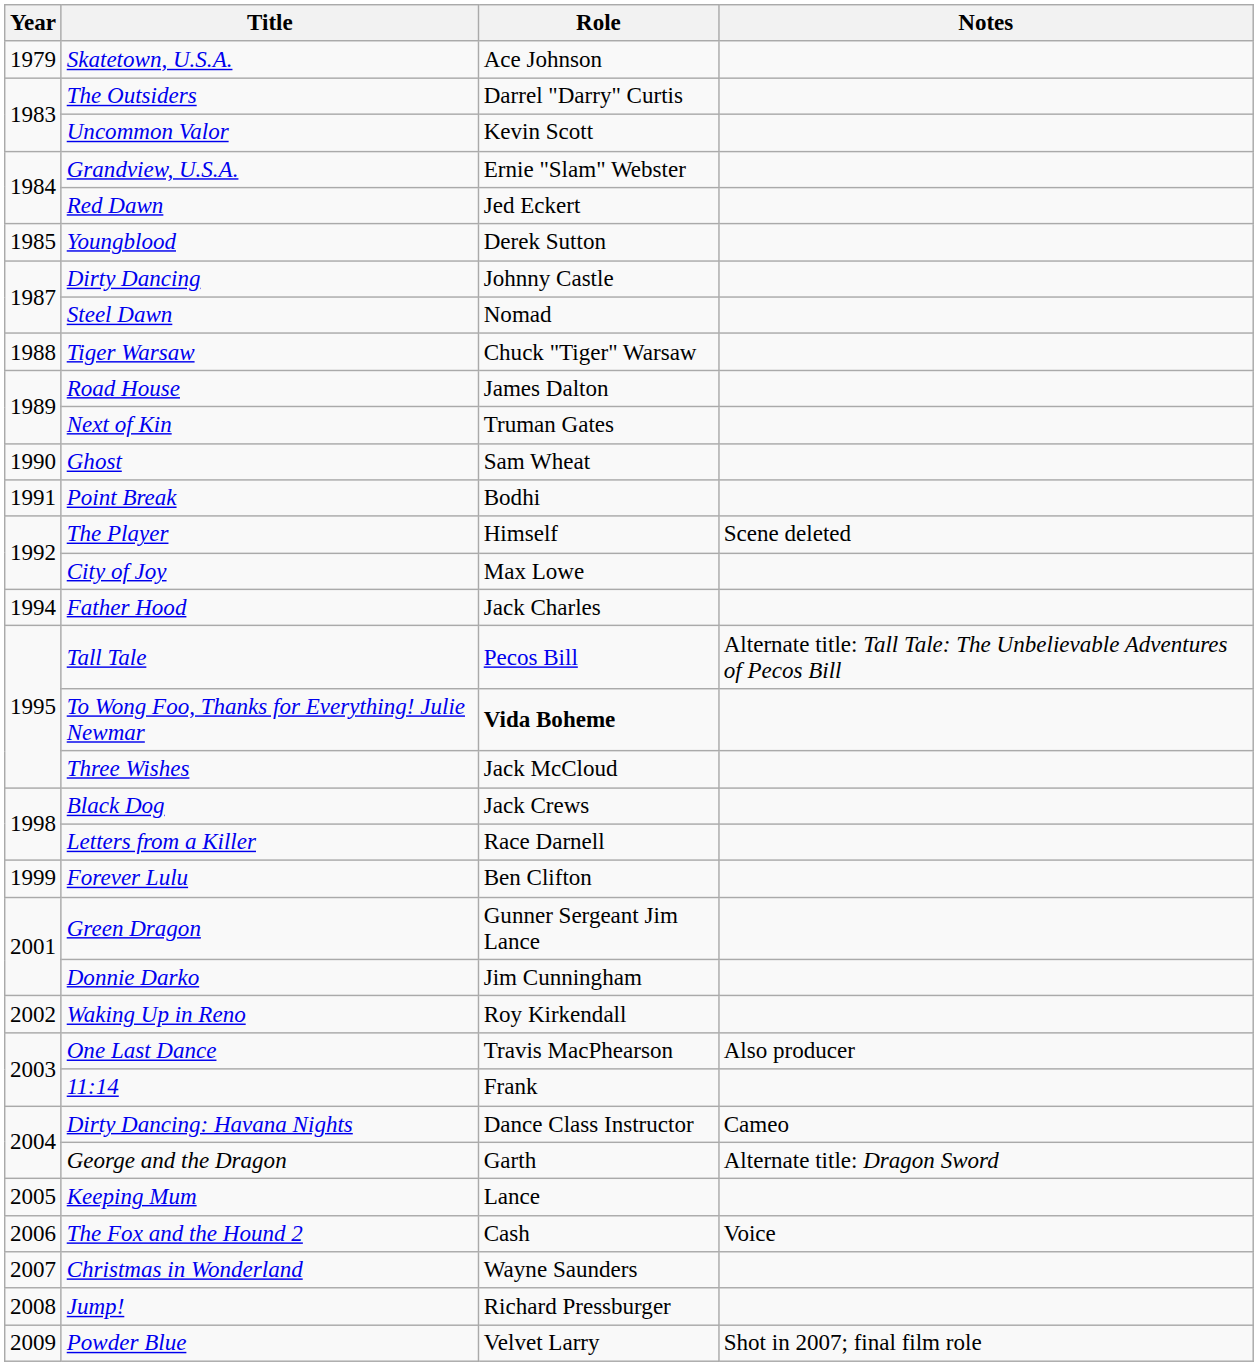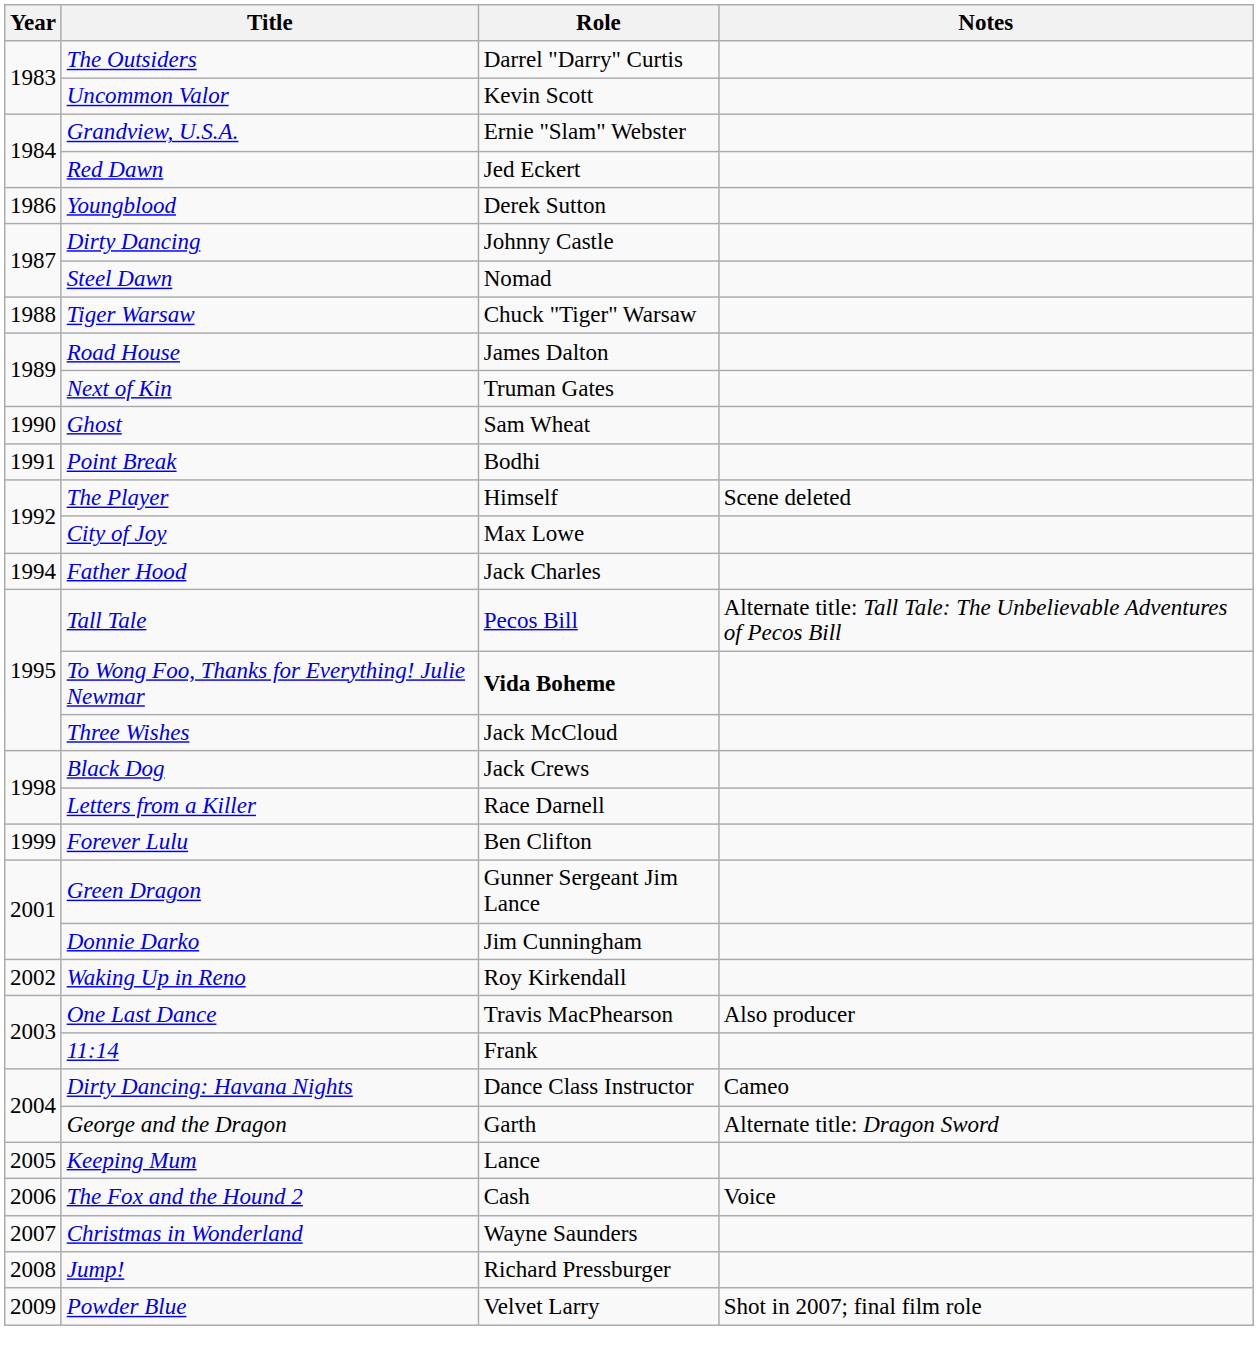- row: (150, 59)
(33, 242) 1985 -> (33, 205) 1986
